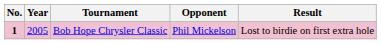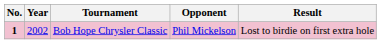(38, 30) 2005 -> (38, 30) 2002
